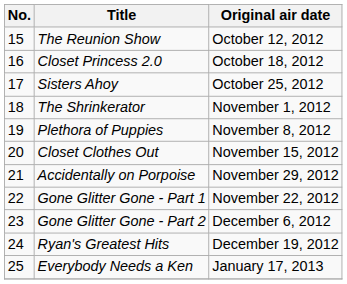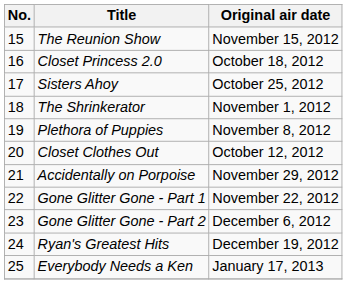(268, 38) October 12, 2012 -> (276, 38) November 15, 2012
(276, 152) November 15, 2012 -> (268, 152) October 12, 2012
